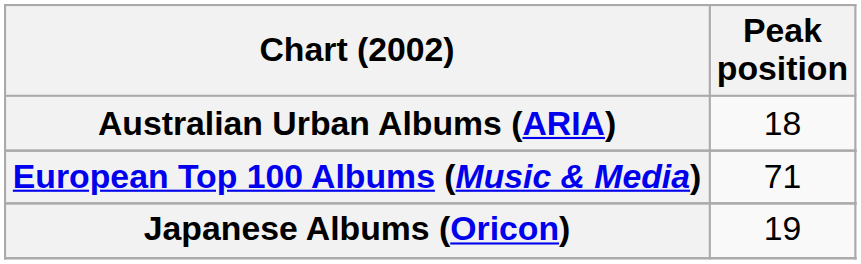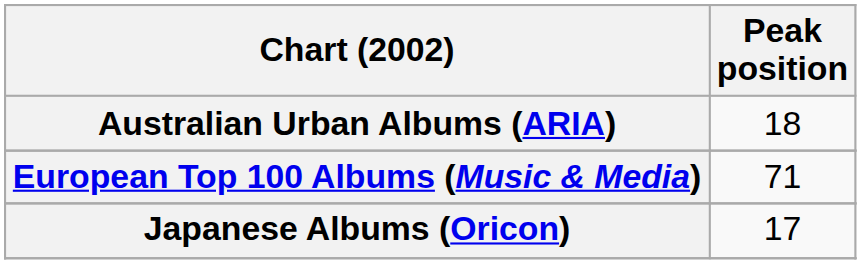(782, 229) 19 -> (782, 229) 17
